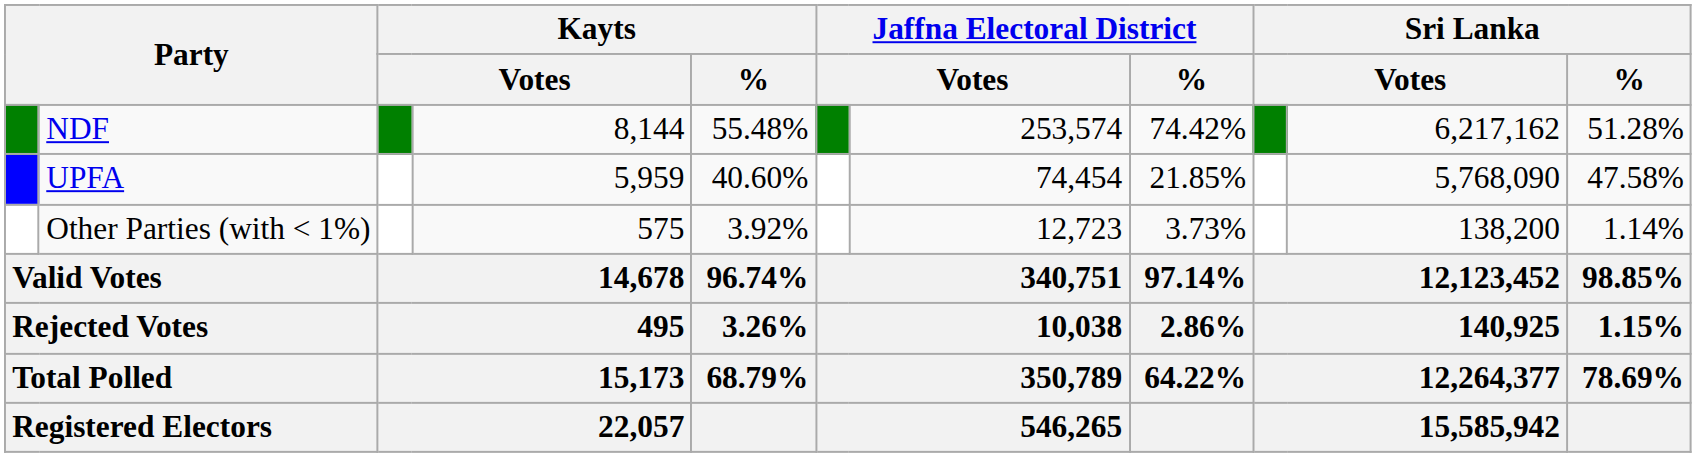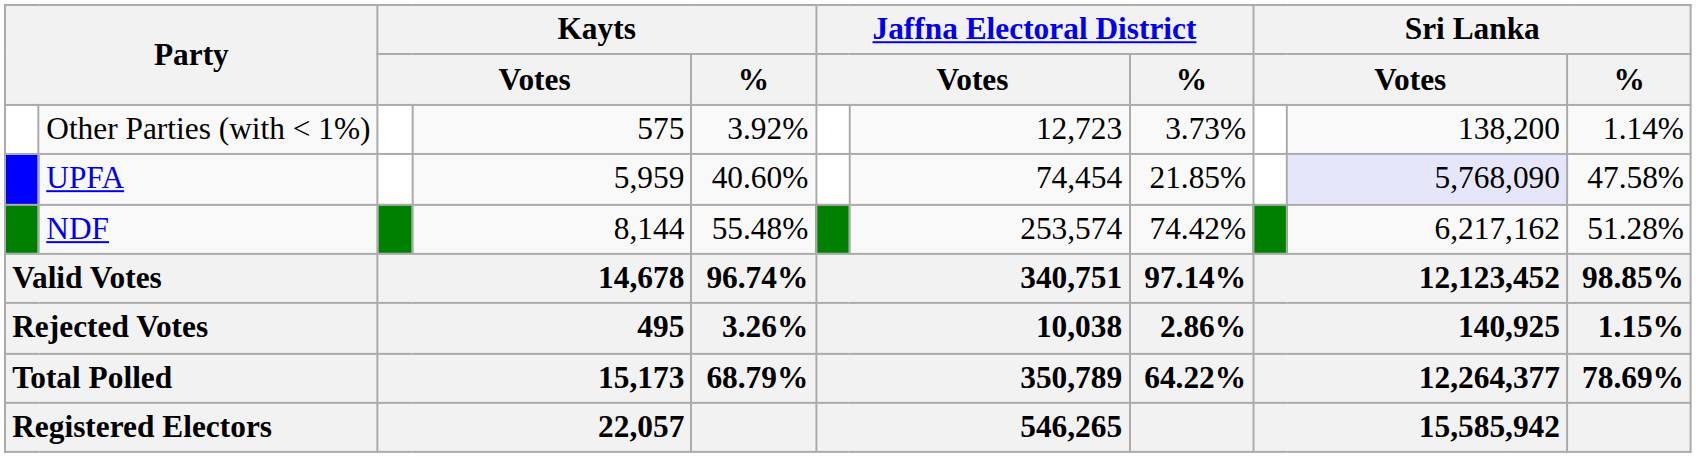rows swapped: (78, 128) <-> (208, 228)
(1497, 178) no background -> (1497, 178) lavender background
